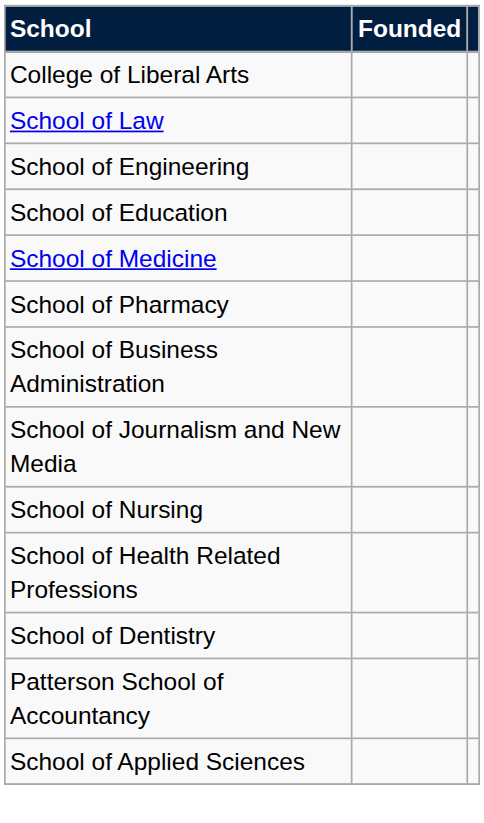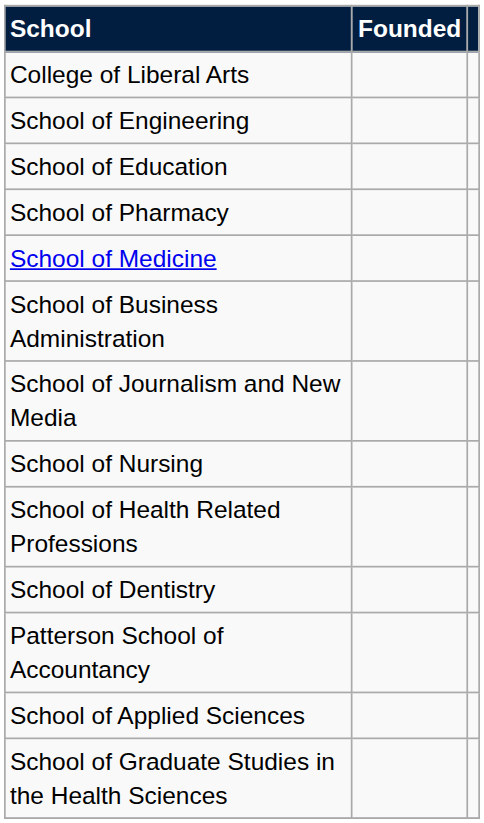- row: (87, 121)
rows swapped: (113, 258) <-> (119, 303)
+ row: (172, 778)
